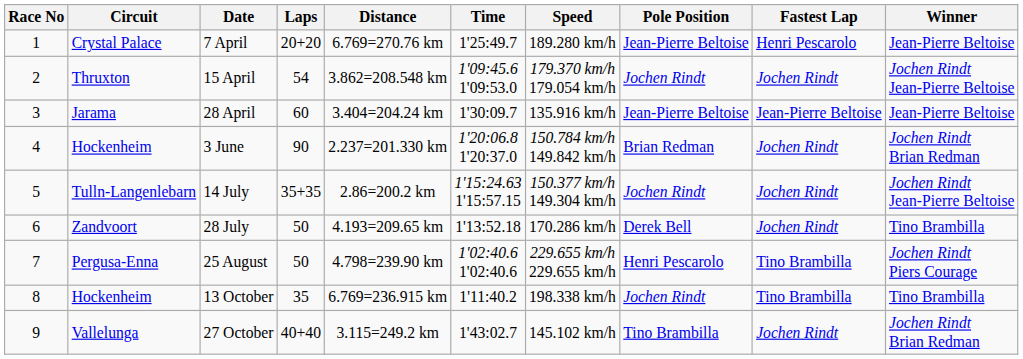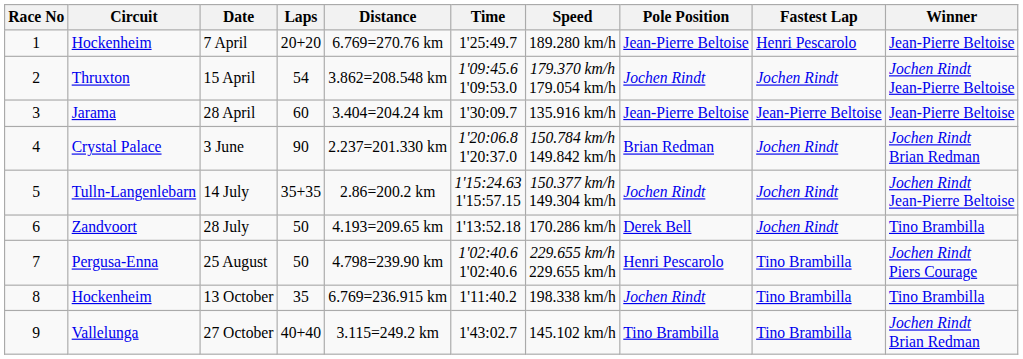(117, 42) Crystal Palace -> (112, 42) Hockenheim
(112, 147) Hockenheim -> (117, 147) Crystal Palace
(797, 332) Jochen Rindt -> (804, 332) Tino Brambilla
